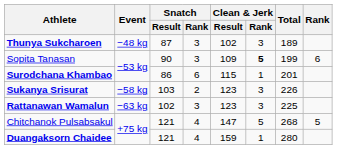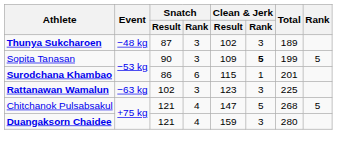(317, 59) 6 -> (317, 59) 5
- row: (47, 90)
(261, 137) 1 -> (261, 122) 3
